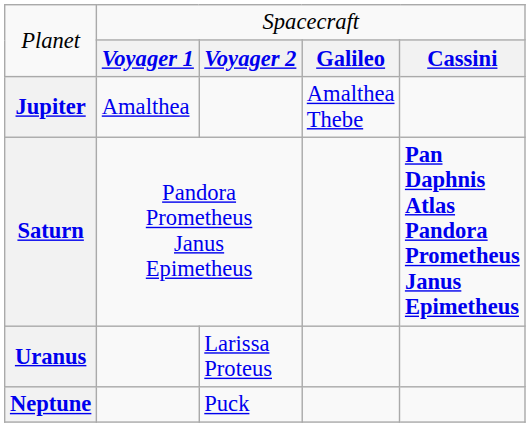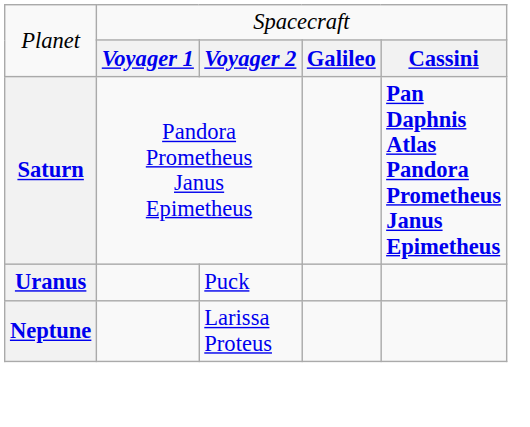- row: (51, 106)
(238, 355) Larissa Proteus -> (227, 282) Puck
(227, 404) Puck -> (238, 330) Larissa Proteus
